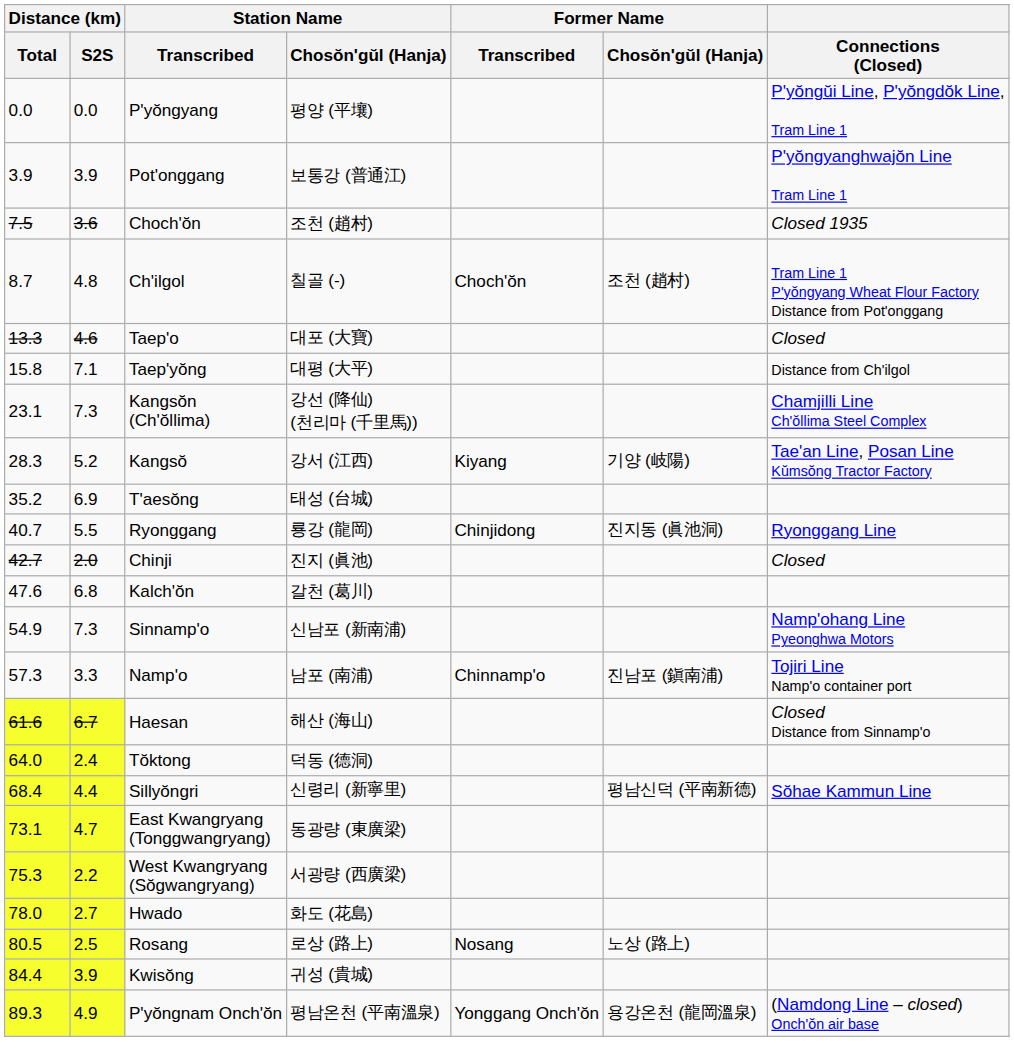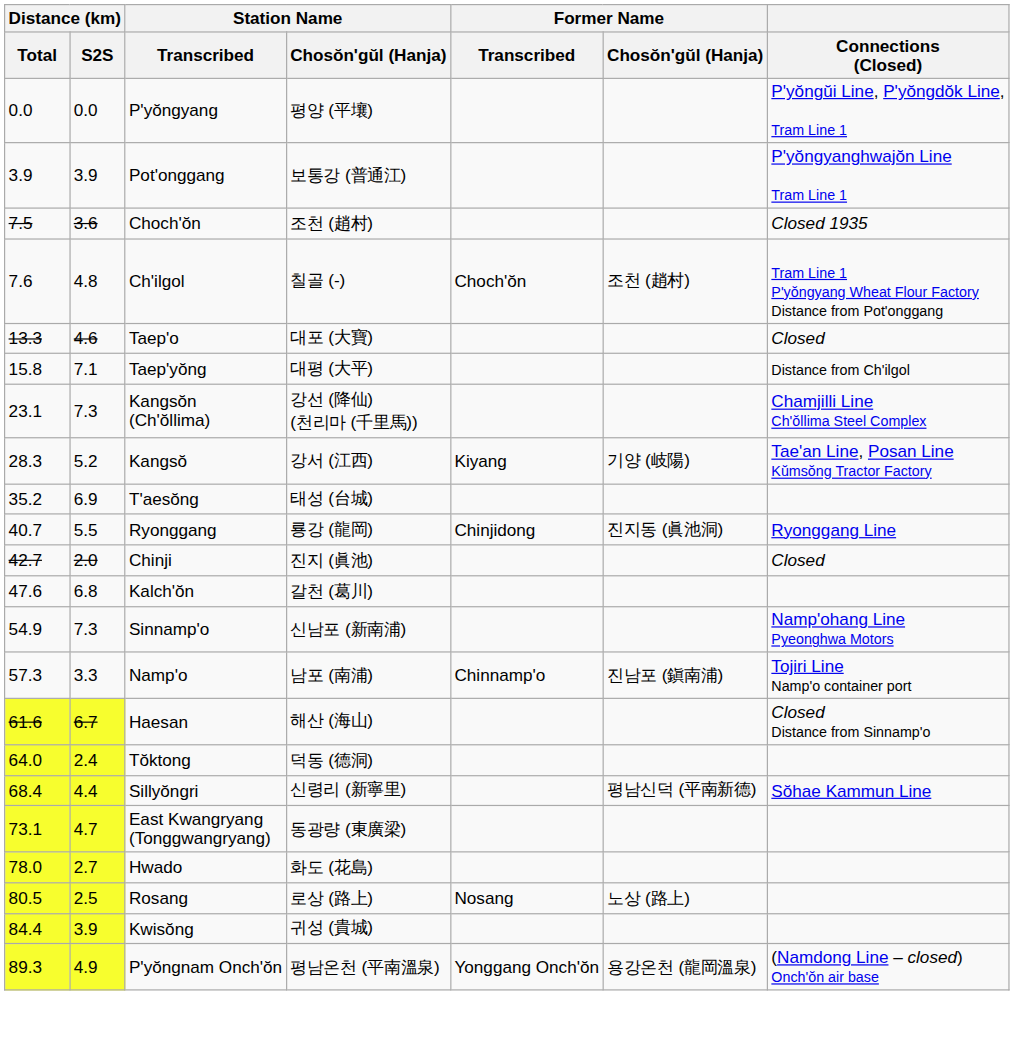(21, 281) 8.7 -> (21, 281) 7.6
- row: (198, 875)
